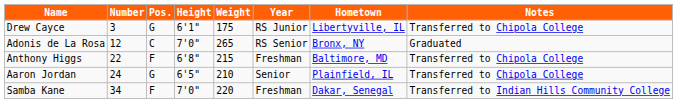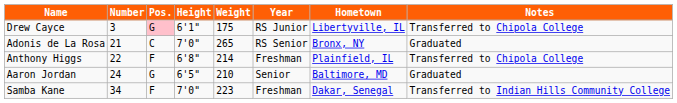(152, 28) no background -> (152, 28) pink background
(115, 44) 12 -> (115, 44) 21
(225, 59) 215 -> (225, 59) 214
(350, 59) Baltimore, MD -> (353, 59) Plainfield, IL
(353, 75) Plainfield, IL -> (350, 75) Baltimore, MD
(496, 75) Transferred to Chipola College -> (435, 75) Graduated
(225, 91) 220 -> (225, 91) 223
